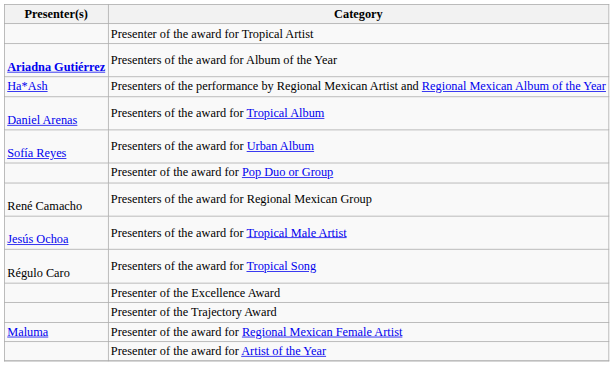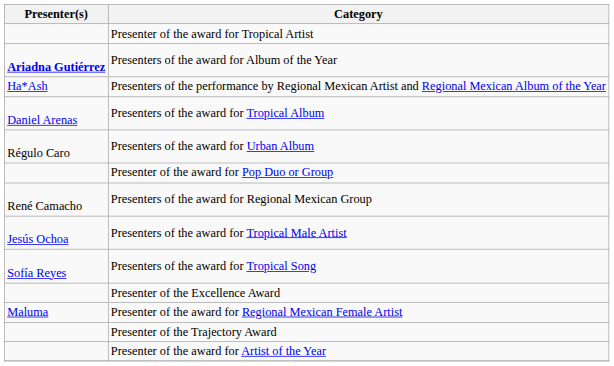(37, 153) Sofía Reyes -> (39, 153) Régulo Caro
(39, 273) Régulo Caro -> (37, 273) Sofía Reyes
rows swapped: (257, 331) <-> (194, 312)
